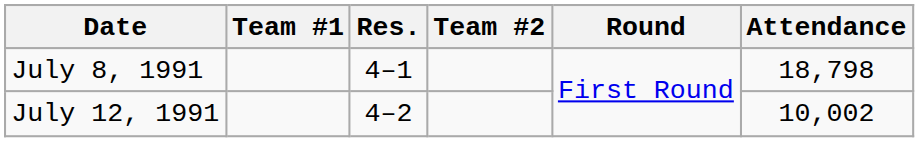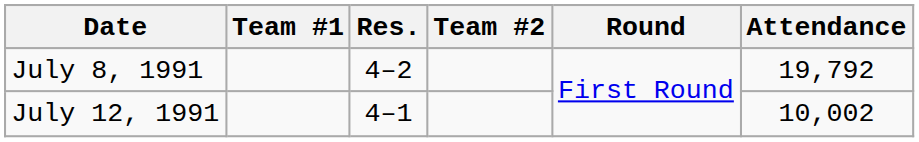(389, 70) 4–1 -> (389, 70) 4–2
(826, 70) 18,798 -> (826, 70) 19,792
(389, 114) 4–2 -> (389, 114) 4–1
